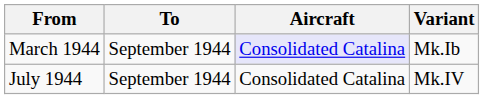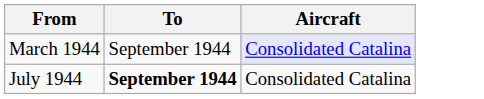- column: (444, 19)
(170, 78) normal -> (173, 78) bold
